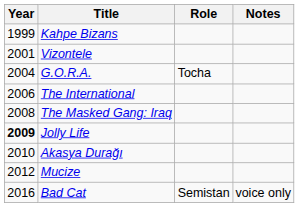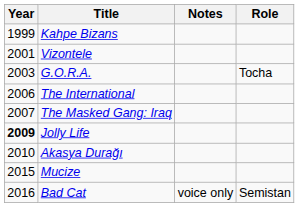columns swapped: (204, 14) <-> (263, 14)
(21, 73) 2004 -> (21, 73) 2003
(21, 113) 2008 -> (21, 113) 2007
(21, 172) 2012 -> (21, 172) 2015
